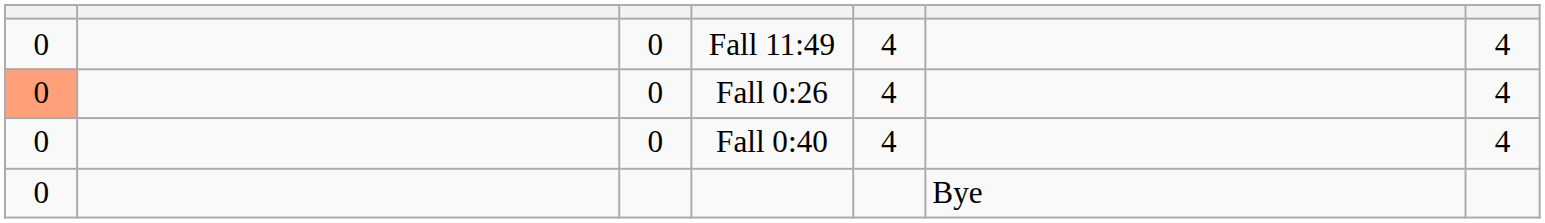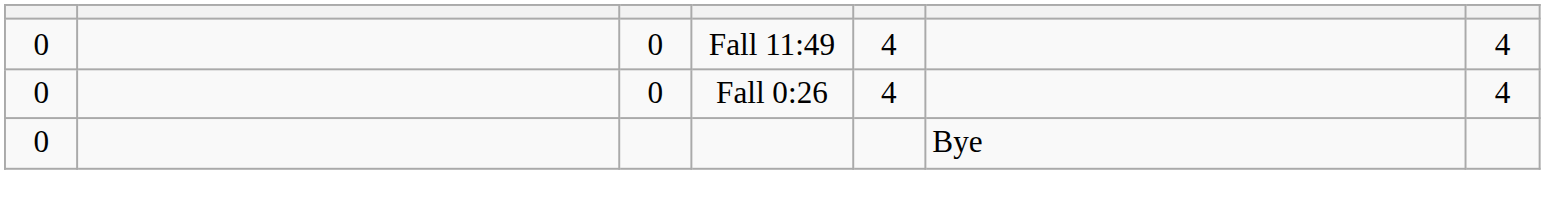(41, 93) lightsalmon background -> (41, 93) no background
- row: (772, 142)
